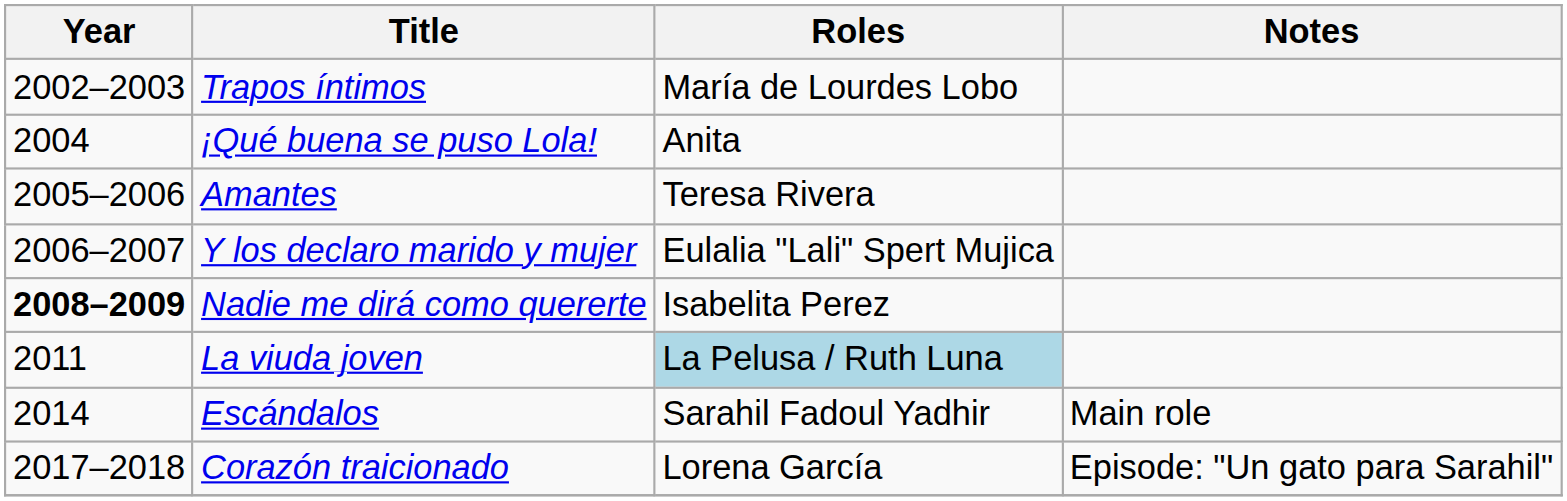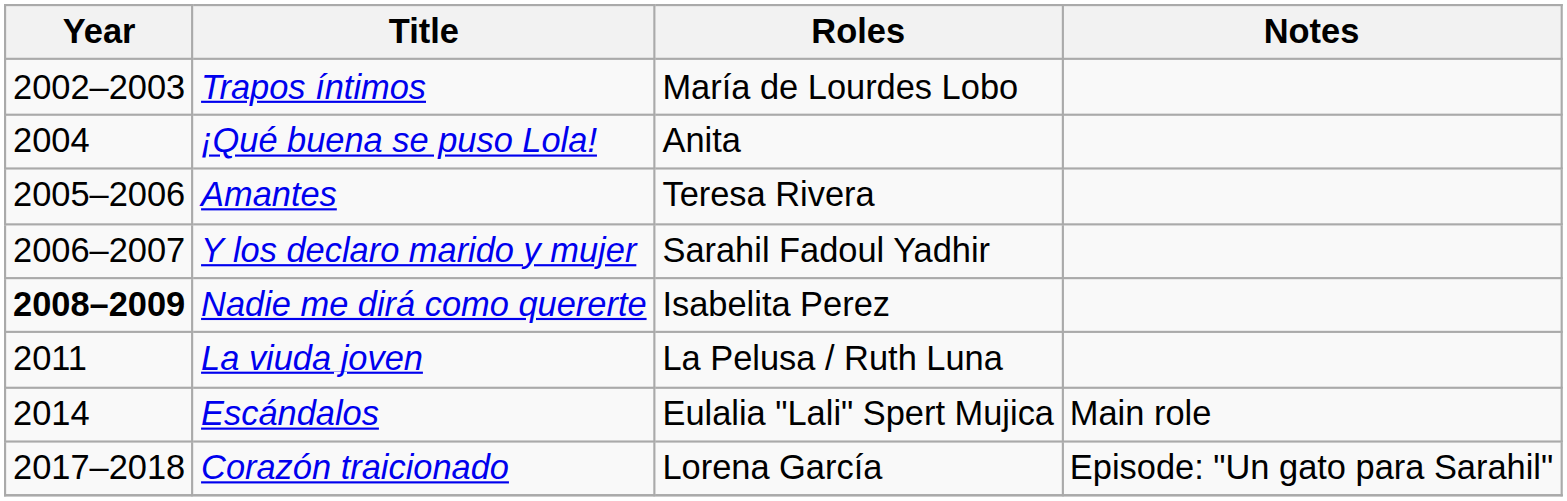(858, 250) Eulalia "Lali" Spert Mujica -> (826, 250) Sarahil Fadoul Yadhir
(833, 359) lightblue background -> (833, 359) no background
(826, 413) Sarahil Fadoul Yadhir -> (858, 413) Eulalia "Lali" Spert Mujica
